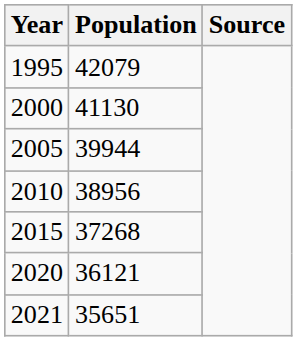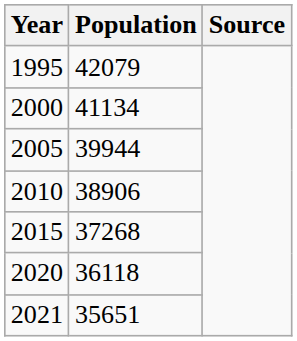(107, 107) 41130 -> (107, 107) 41134
(108, 190) 38956 -> (108, 190) 38906
(108, 273) 36121 -> (107, 273) 36118
